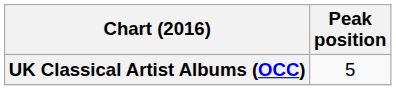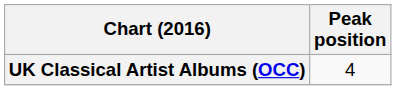(350, 69) 5 -> (350, 69) 4
